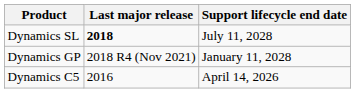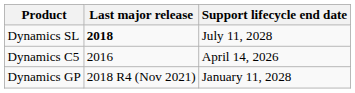rows swapped: (44, 56) <-> (43, 77)
